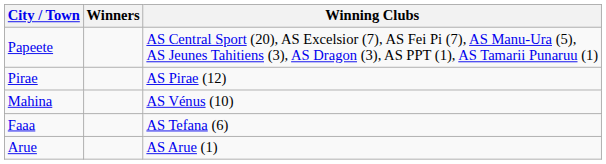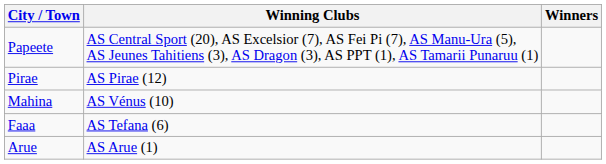columns swapped: (113, 16) <-> (372, 16)
